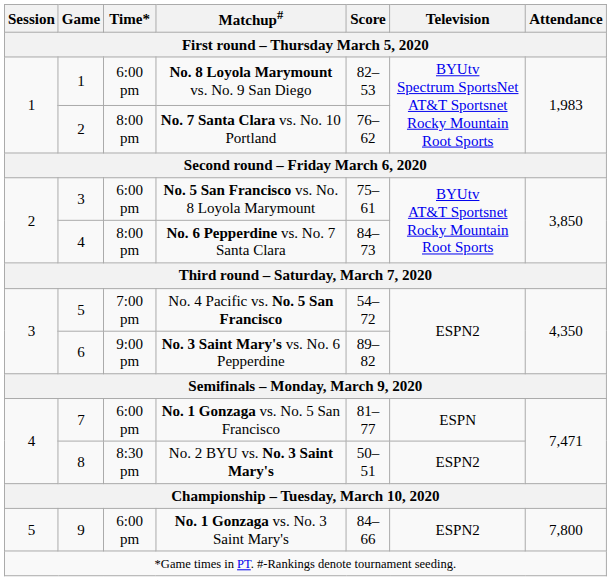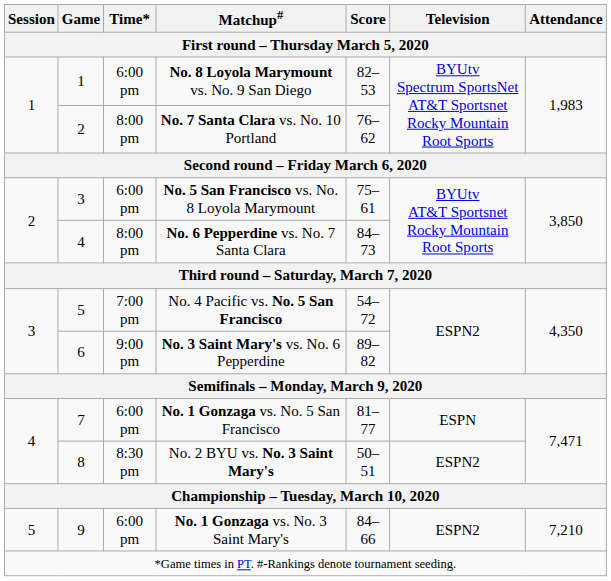(566, 529) 7,800 -> (566, 529) 7,210
